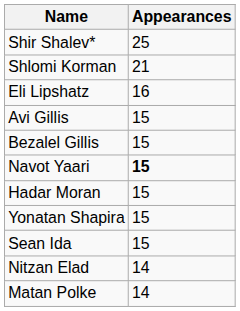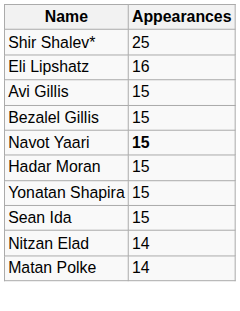- row: (62, 67)
